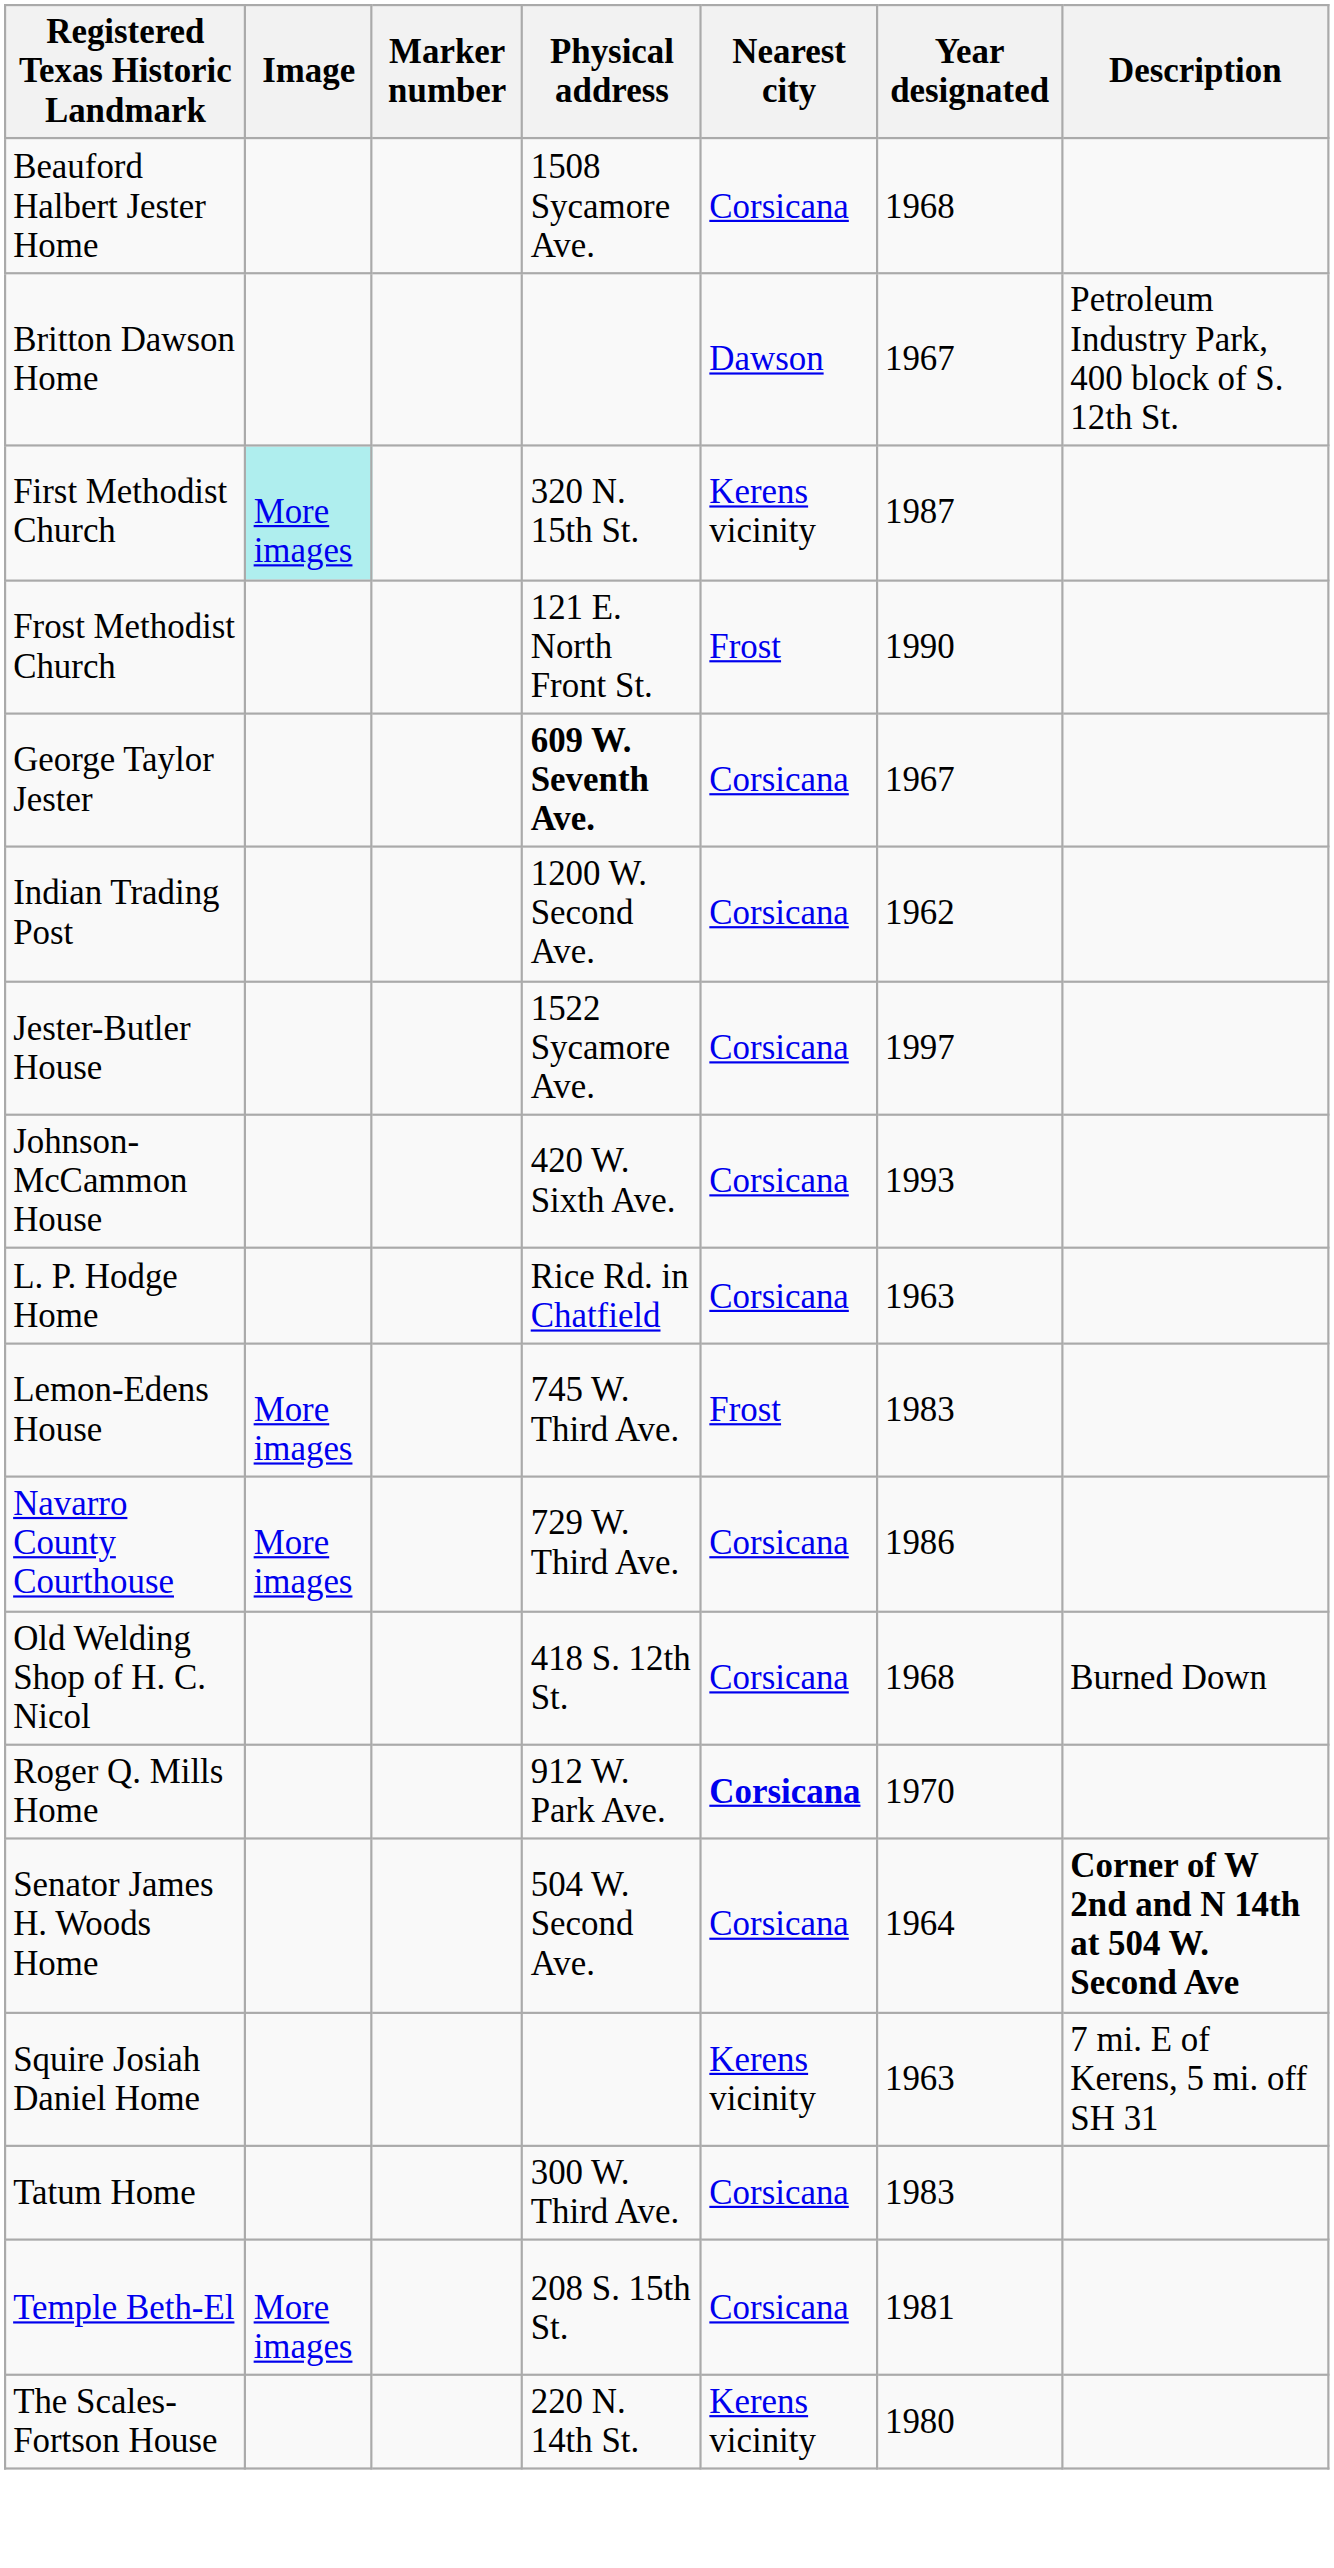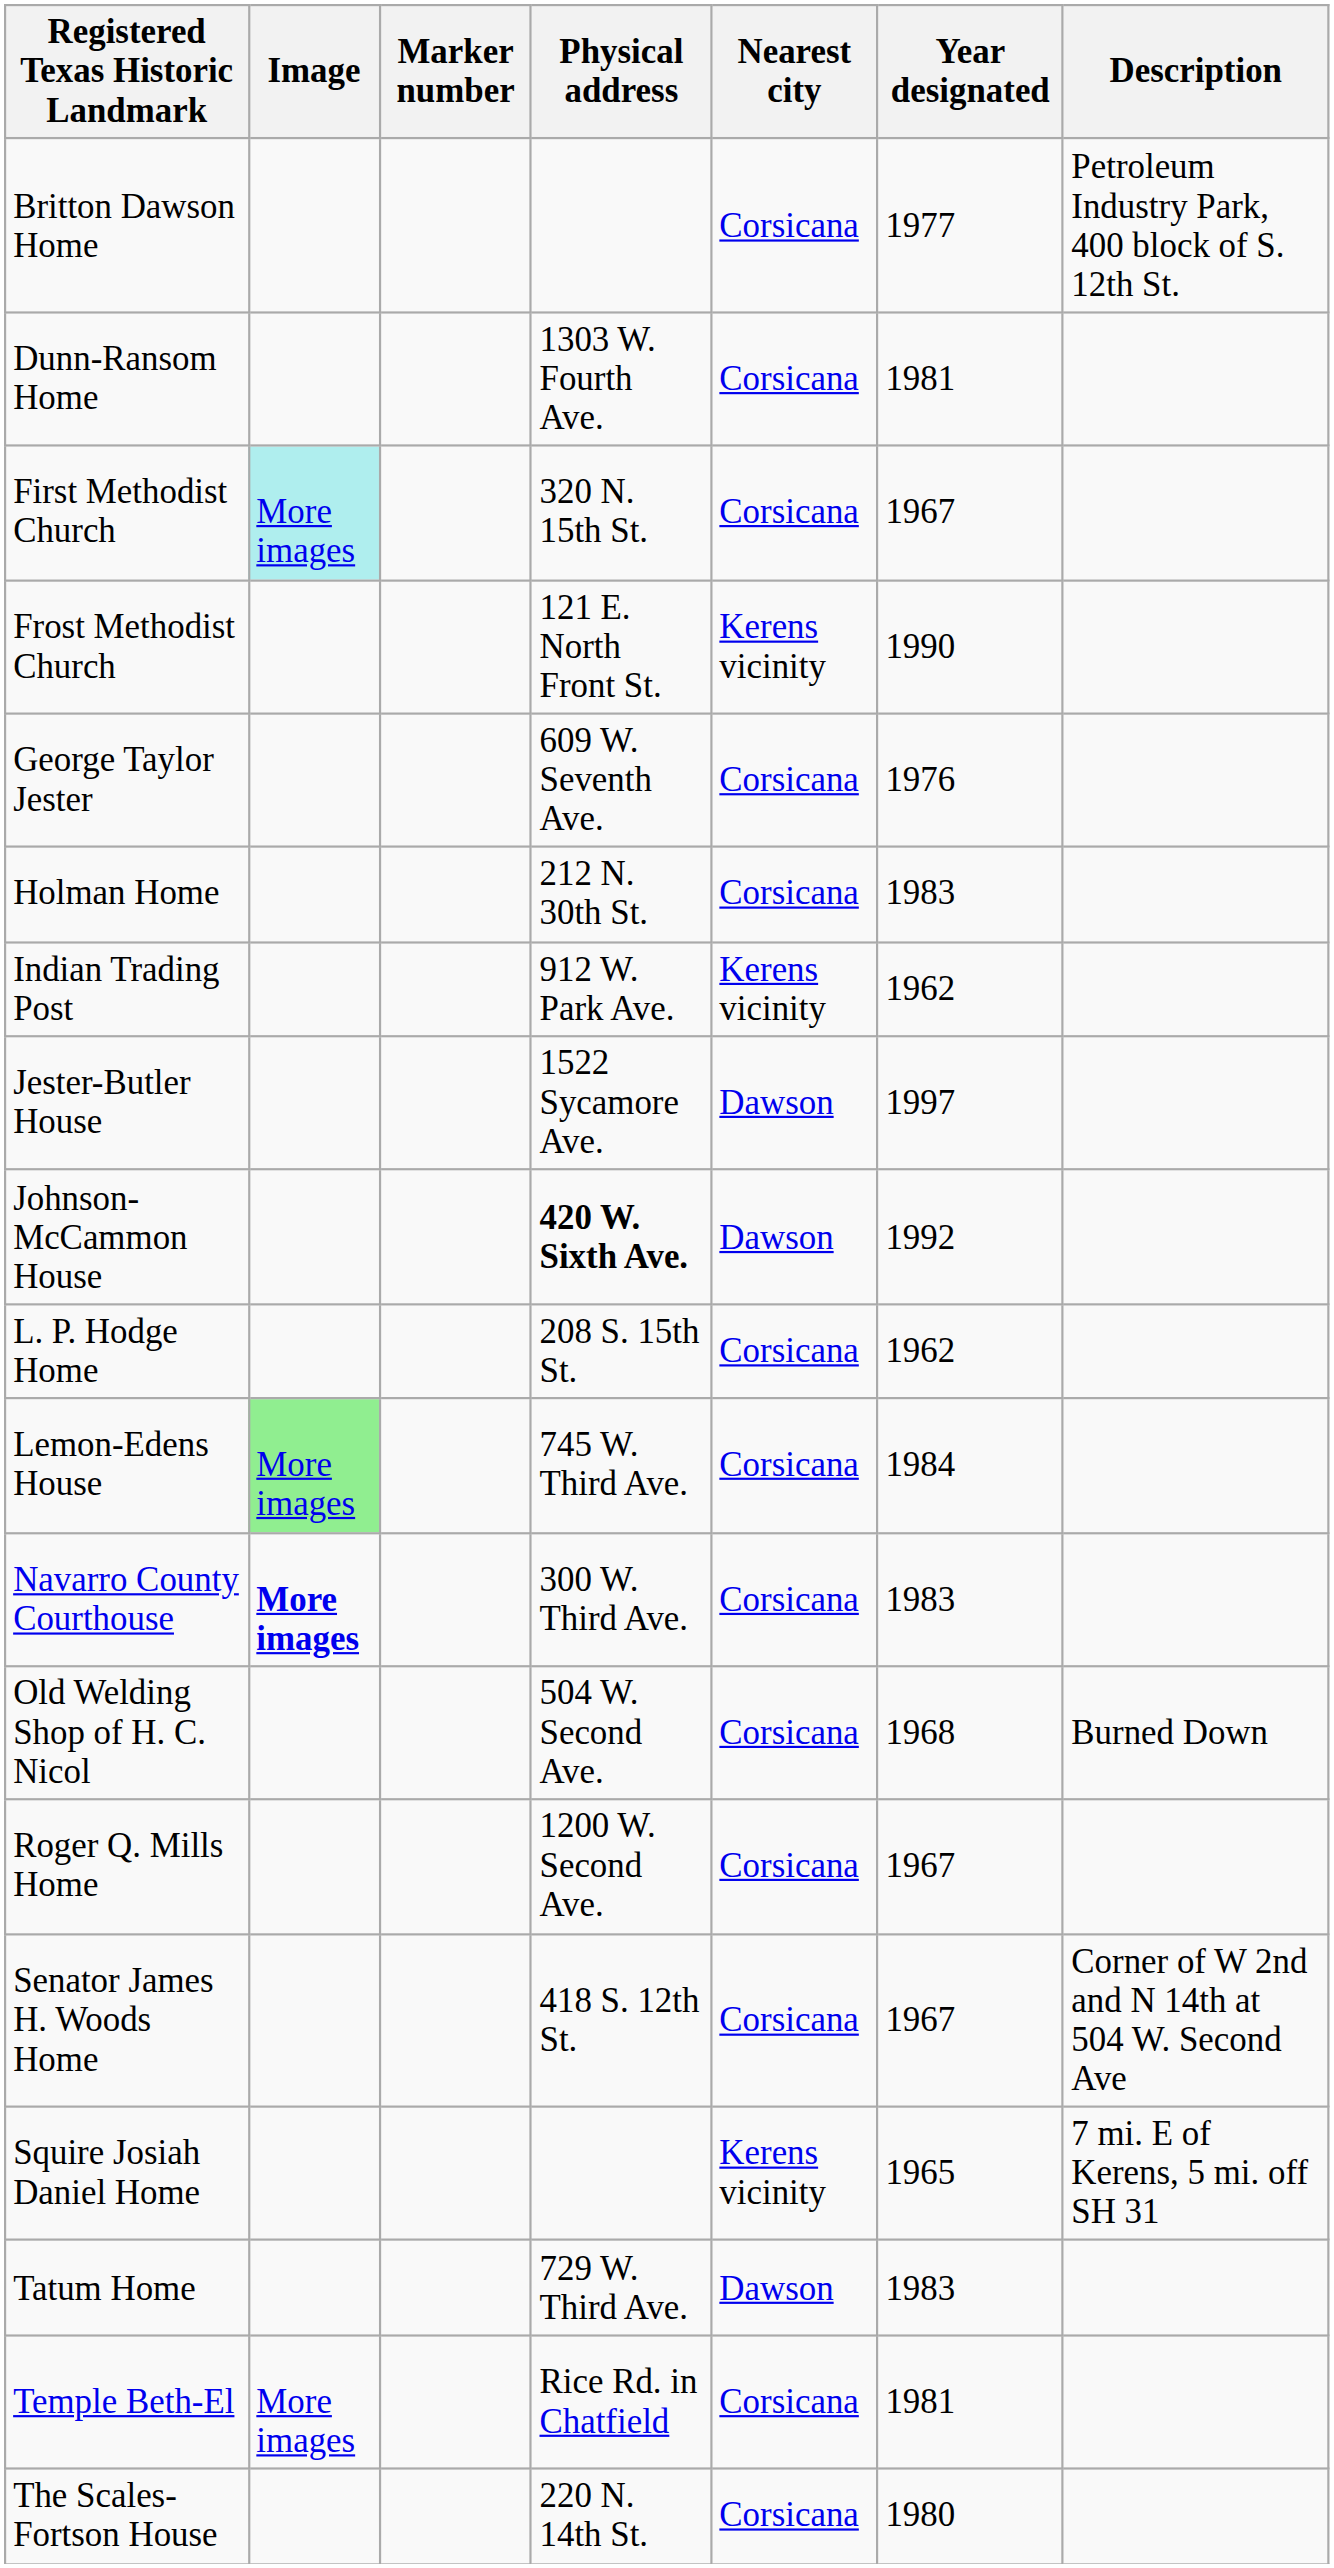- row: (109, 205)
(766, 358) Dawson -> (789, 224) Corsicana
(920, 358) 1967 -> (920, 224) 1977
+ row: (115, 378)
(763, 512) Kerens vicinity -> (789, 512) Corsicana
(920, 512) 1987 -> (920, 512) 1967
(745, 645) Frost -> (773, 645) Kerens vicinity
(590, 779) bold -> (596, 779) normal
(920, 779) 1967 -> (920, 779) 1976
+ row: (116, 893)
(589, 913) 1200 W. Second Ave. -> (607, 988) 912 W. Park Ave.
(779, 913) Corsicana -> (773, 988) Kerens vicinity
(779, 1047) Corsicana -> (777, 1102) Dawson
(603, 1181) normal -> (614, 1236) bold
(779, 1181) Corsicana -> (777, 1236) Dawson
(920, 1181) 1993 -> (920, 1236) 1992
(610, 1295) Rice Rd. in Chatfield -> (619, 1350) 208 S. 15th St.
(920, 1295) 1963 -> (920, 1350) 1962
(303, 1428) no background -> (306, 1484) lightgreen background
(745, 1409) Frost -> (789, 1464) Corsicana
(920, 1409) 1983 -> (920, 1464) 1984
(303, 1562) normal -> (308, 1618) bold
(605, 1543) 729 W. Third Ave. -> (614, 1598) 300 W. Third Ave.
(920, 1543) 1986 -> (920, 1598) 1983
(611, 1676) 418 S. 12th St. -> (591, 1732) 504 W. Second Ave.
(598, 1791) 912 W. Park Ave. -> (598, 1866) 1200 W. Second Ave.
(785, 1791) bold -> (789, 1866) normal
(920, 1791) 1970 -> (920, 1866) 1967
(582, 1924) 504 W. Second Ave. -> (619, 2019) 418 S. 12th St.
(920, 1924) 1964 -> (920, 2019) 1967
(1185, 1924) bold -> (1189, 2019) normal
(920, 2078) 1963 -> (920, 2172) 1965
(605, 2192) 300 W. Third Ave. -> (614, 2287) 729 W. Third Ave.
(779, 2192) Corsicana -> (777, 2287) Dawson
(611, 2306) 208 S. 15th St. -> (618, 2401) Rice Rd. in Chatfield
(763, 2420) Kerens vicinity -> (789, 2515) Corsicana
